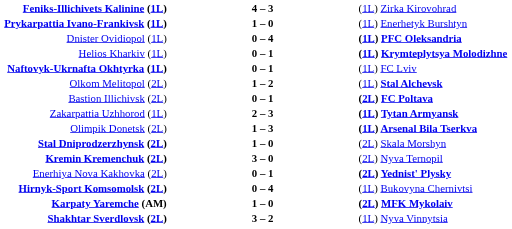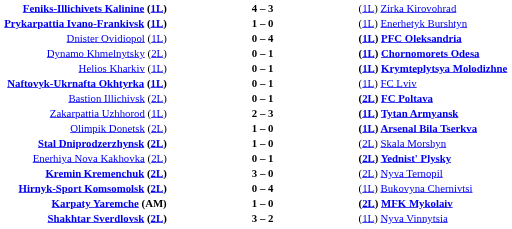+ row: (107, 53)
- row: (118, 83)
(263, 128) 1 – 3 -> (263, 128) 1 – 0
rows swapped: (106, 158) <-> (100, 173)
